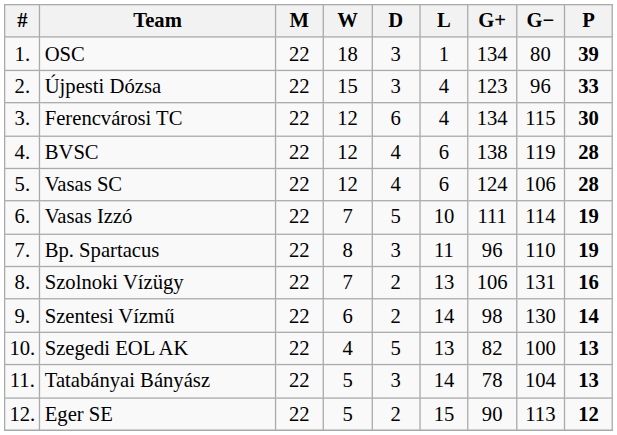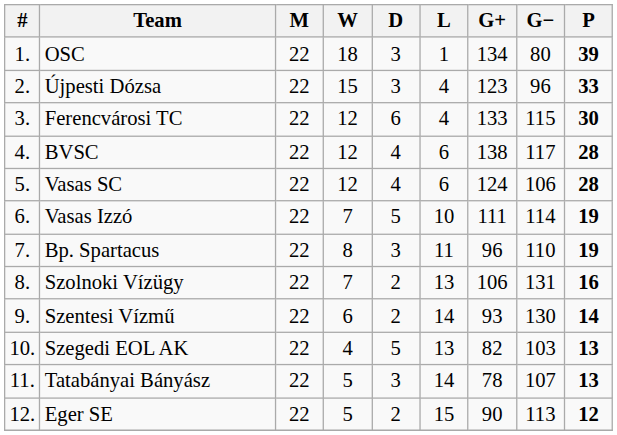(492, 119) 134 -> (492, 119) 133
(540, 151) 119 -> (540, 151) 117
(492, 315) 98 -> (492, 315) 93
(540, 348) 100 -> (540, 348) 103
(540, 380) 104 -> (540, 380) 107
